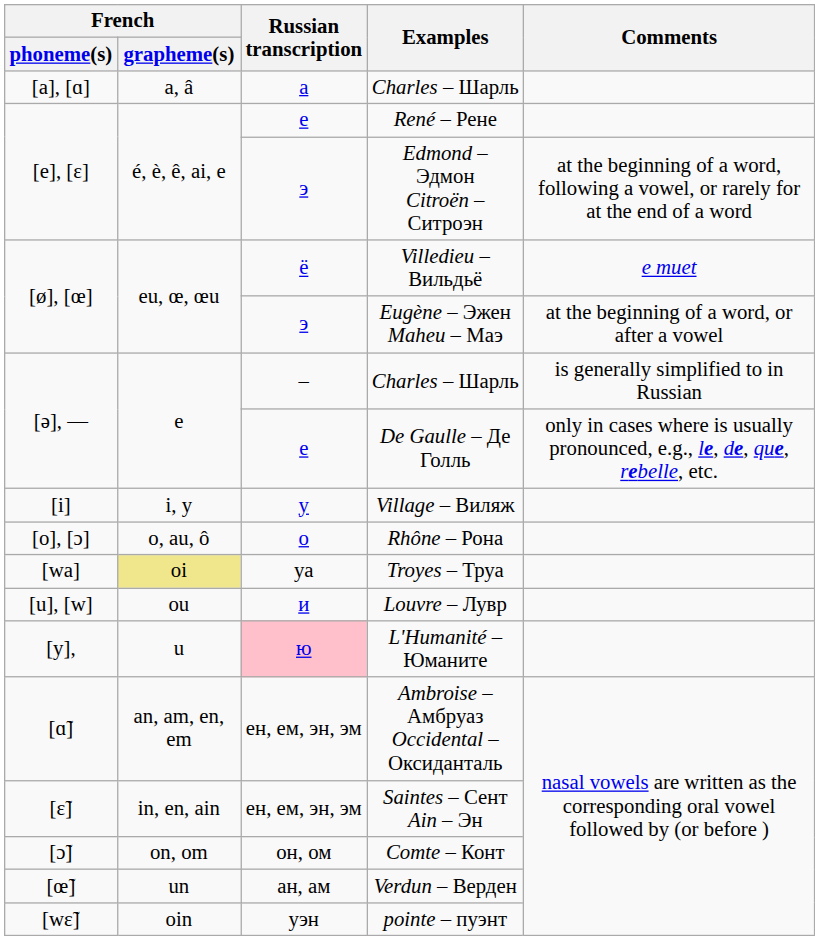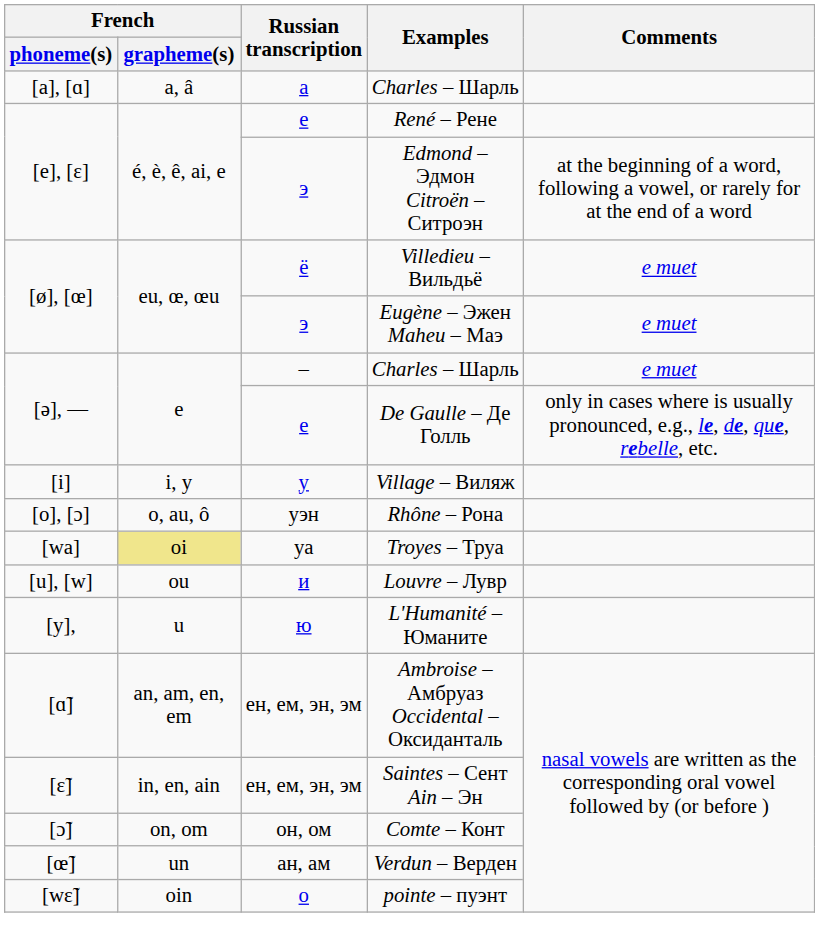(669, 324) at the beginning of a word, or after a vowel -> (669, 324) e muet
(669, 380) is generally simplified to in Russian -> (669, 368) e muet
(304, 538) o -> (304, 514) уэн
(304, 648) pink background -> (304, 625) no background
(304, 918) уэн -> (304, 895) o
